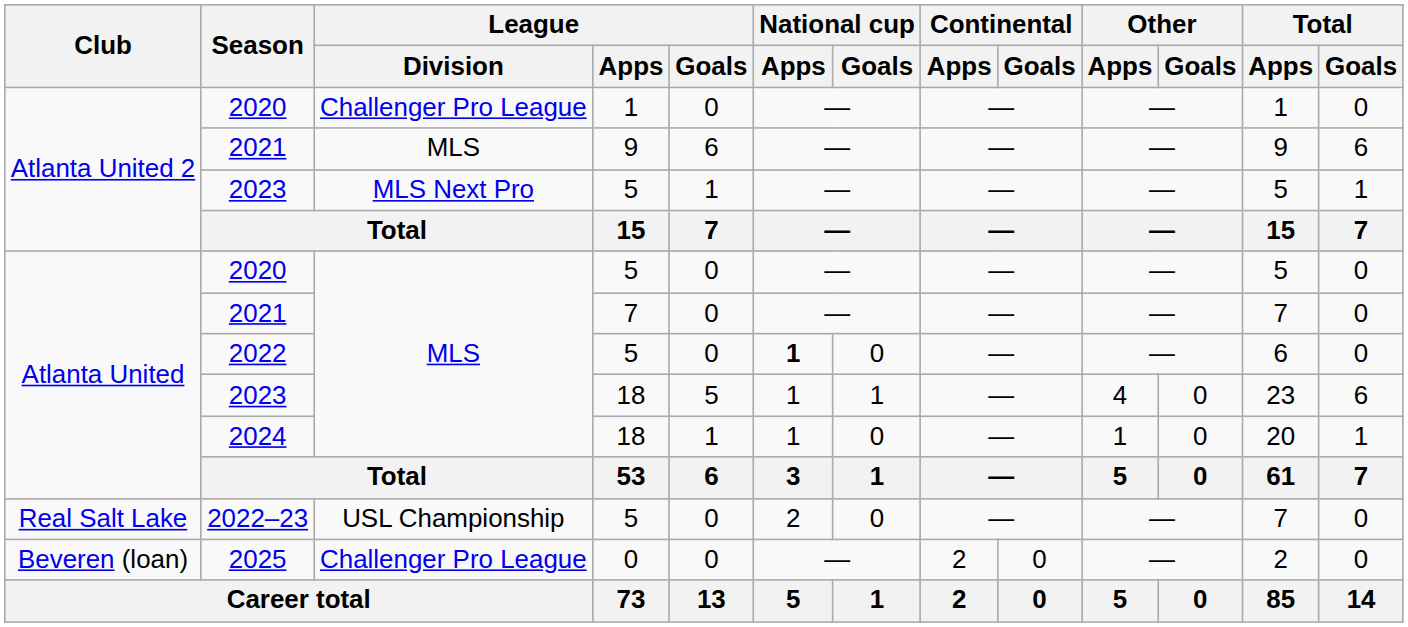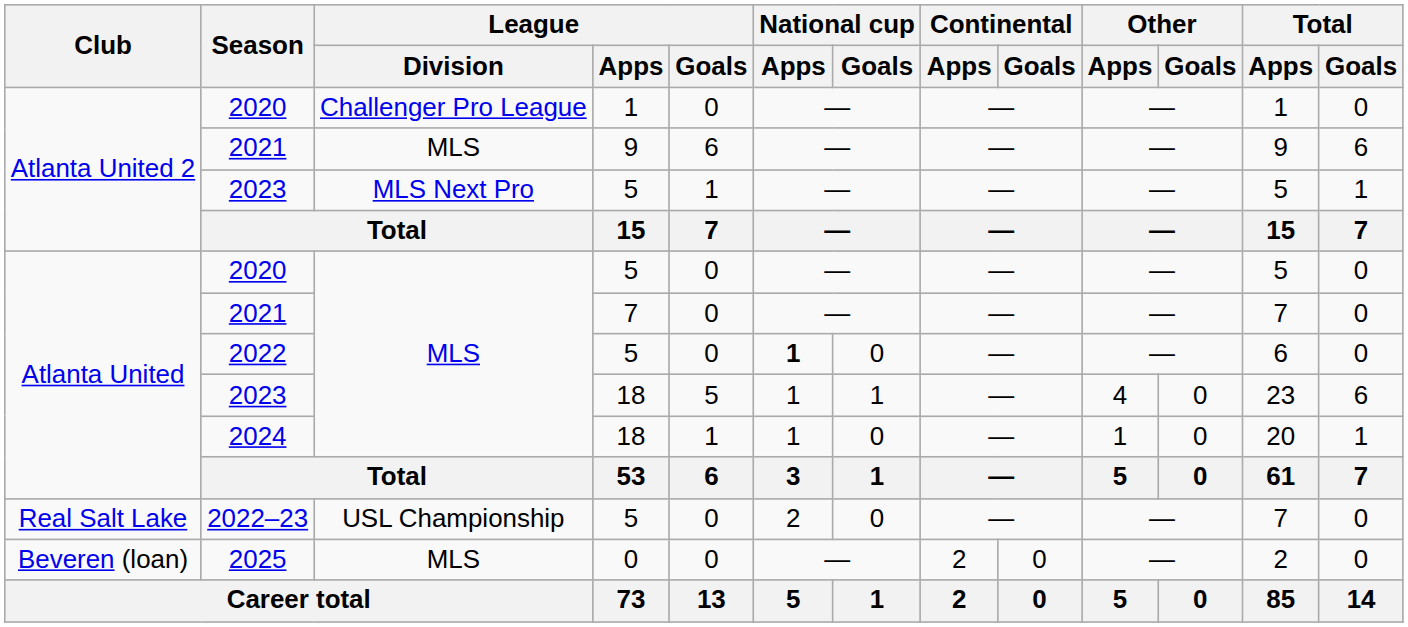(453, 559) Challenger Pro League -> (453, 559) MLS
